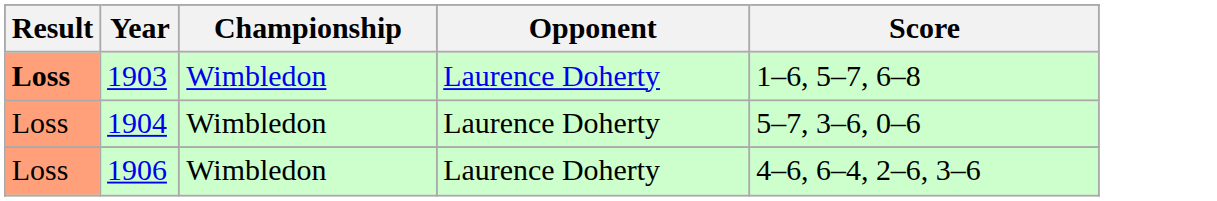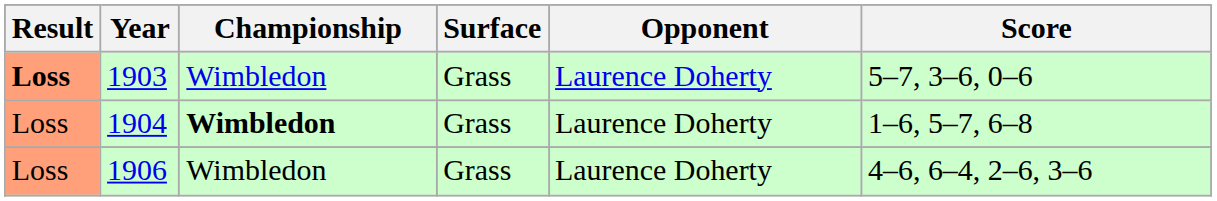+ column: (492, 28)
(838, 75) 1–6, 5–7, 6–8 -> (950, 75) 5–7, 3–6, 0–6
(256, 123) normal -> (261, 123) bold
(838, 123) 5–7, 3–6, 0–6 -> (950, 123) 1–6, 5–7, 6–8
